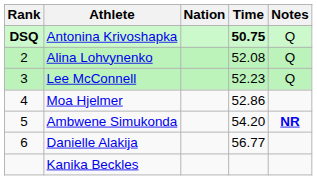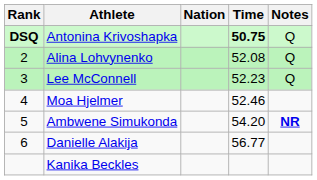(248, 100) 52.86 -> (248, 100) 52.46
